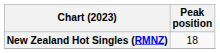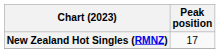(192, 40) 18 -> (192, 40) 17
